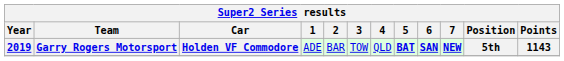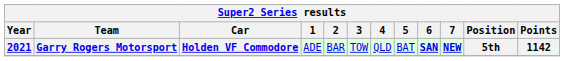(19, 47) 2019 -> (19, 47) 2021
(406, 47) bold -> (406, 47) normal
(539, 47) 1143 -> (539, 47) 1142
